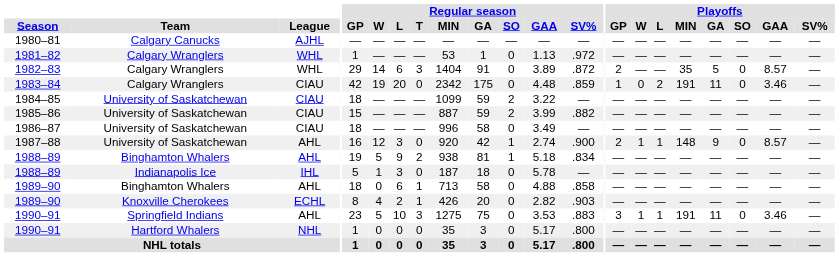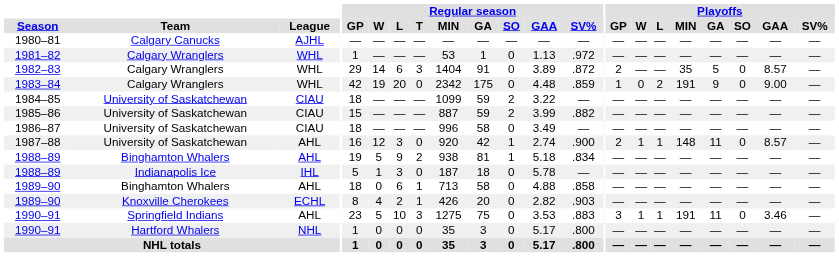(310, 84) CIAU -> (310, 84) WHL
(716, 84) 11 -> (716, 84) 9
(775, 84) 3.46 -> (775, 84) 9.00
(716, 142) 9 -> (716, 142) 11
